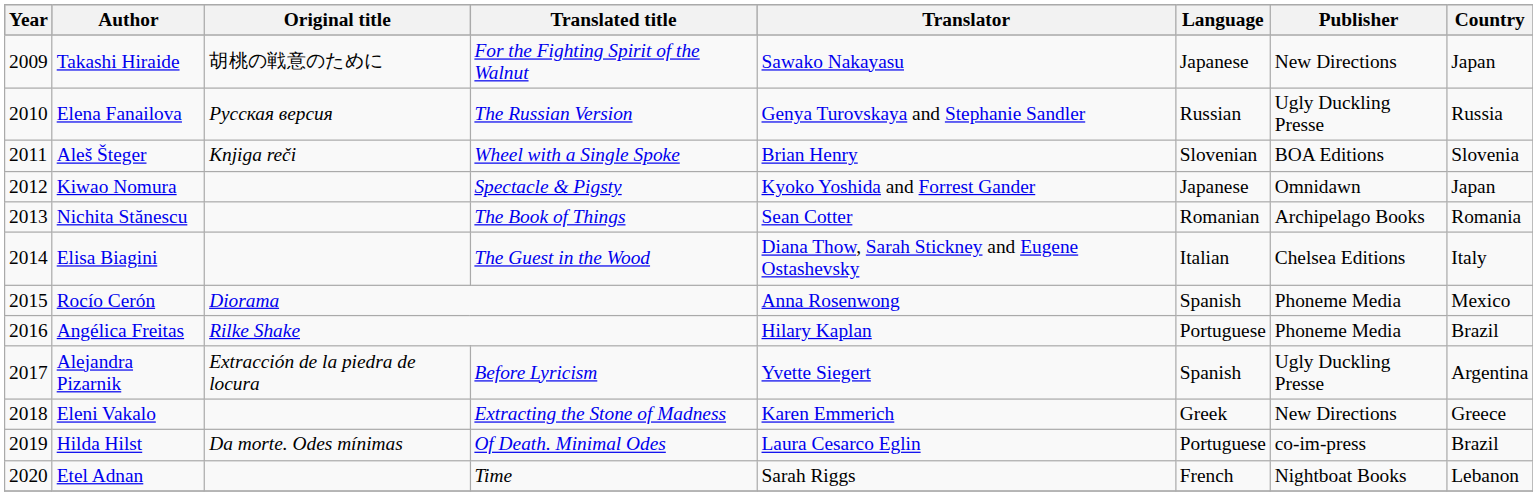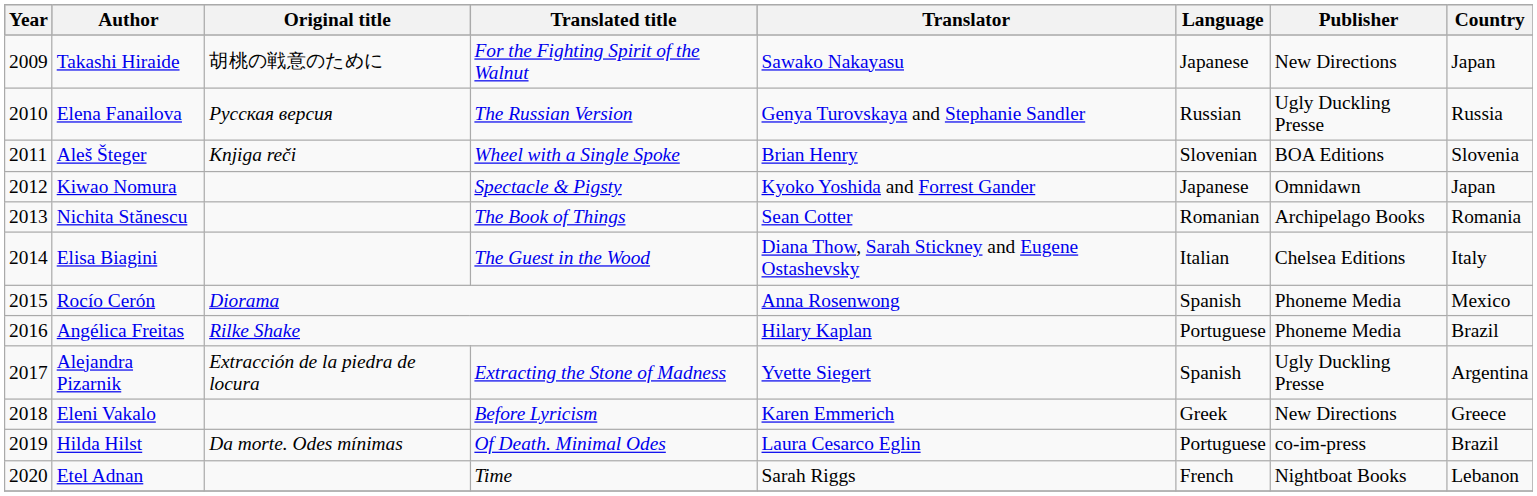(536, 372) Before Lyricism -> (600, 372) Extracting the Stone of Madness
(600, 414) Extracting the Stone of Madness -> (536, 414) Before Lyricism
